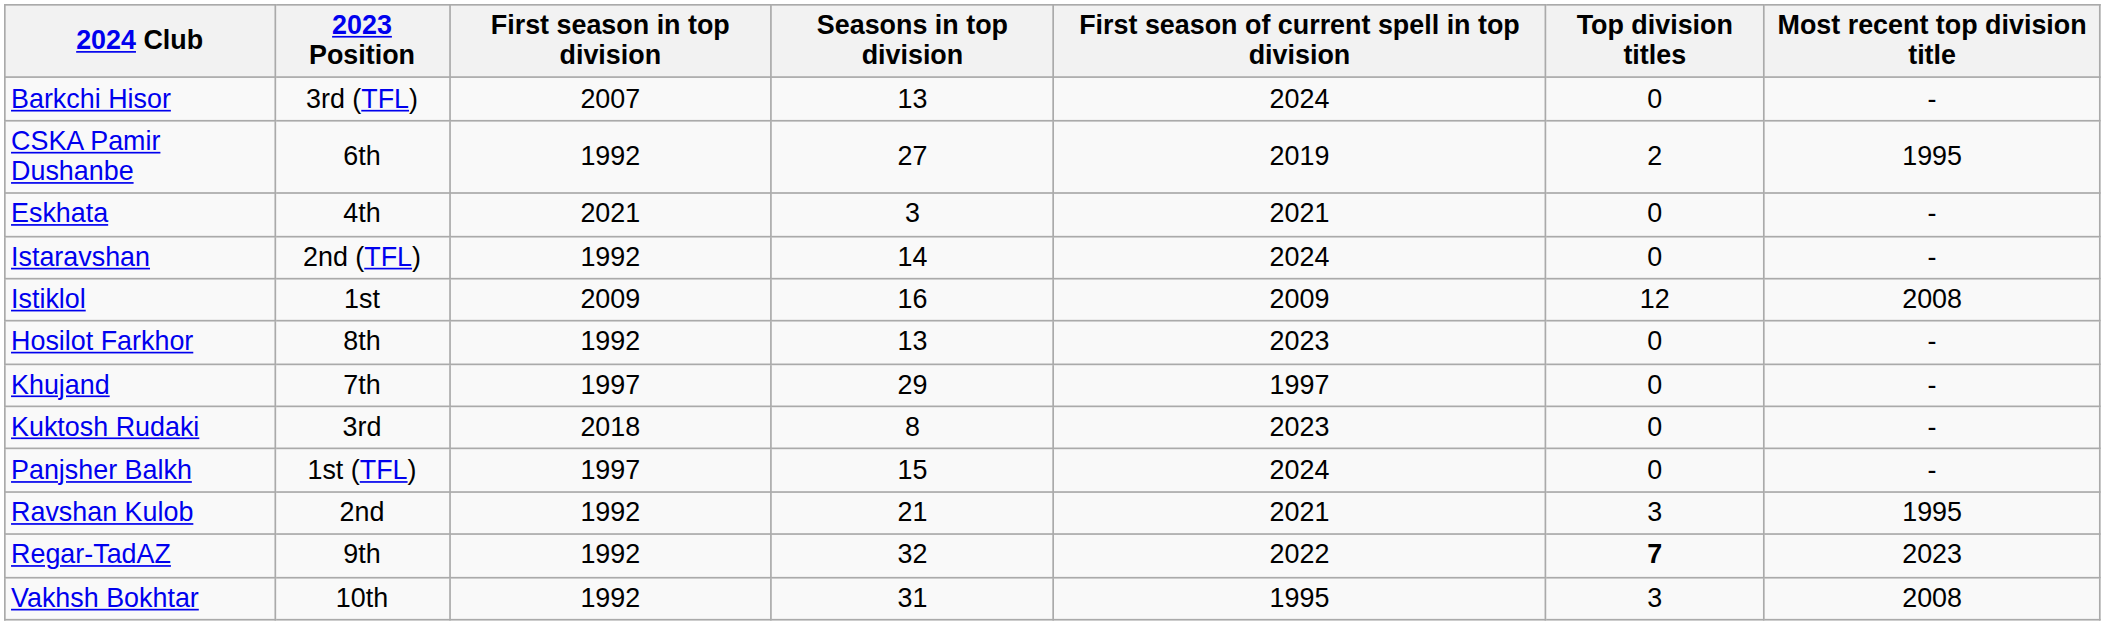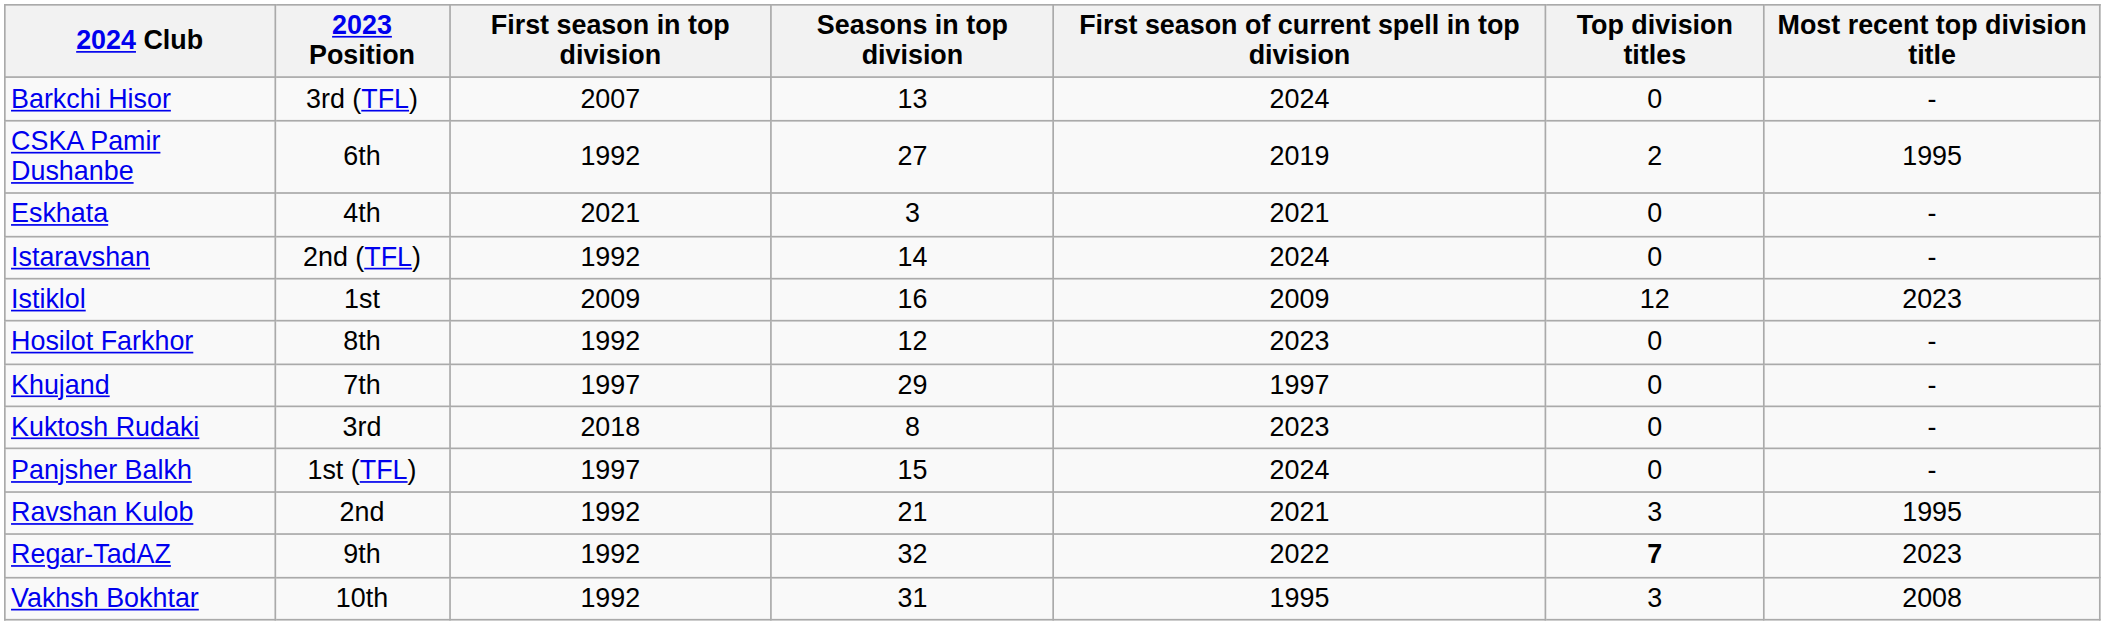(1932, 299) 2008 -> (1932, 299) 2023
(912, 342) 13 -> (912, 342) 12
